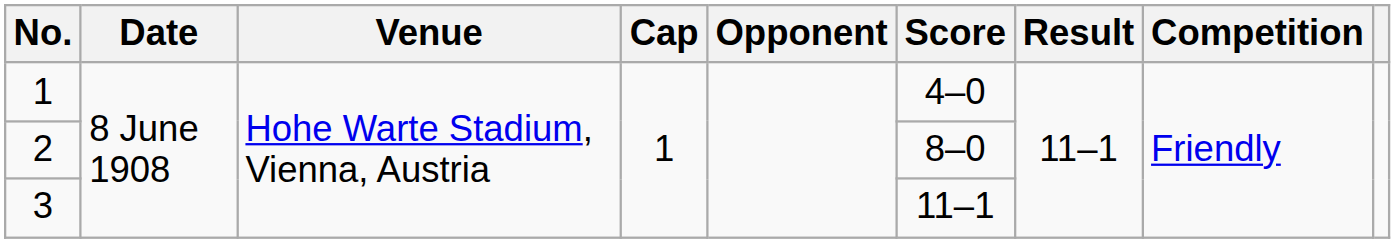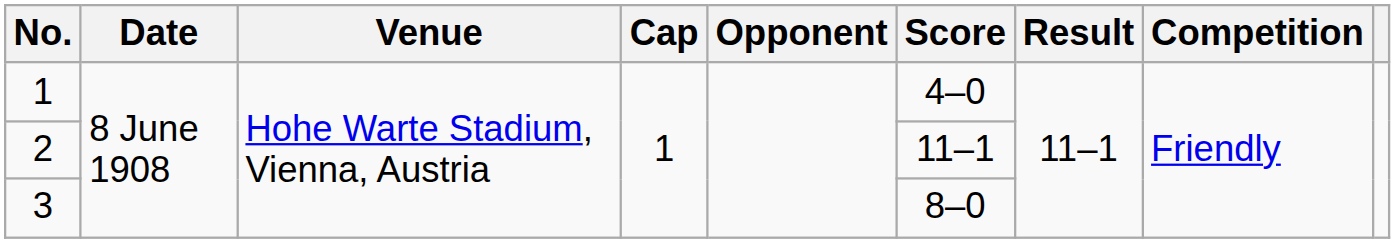(955, 149) 8–0 -> (955, 149) 11–1
(955, 206) 11–1 -> (955, 206) 8–0
